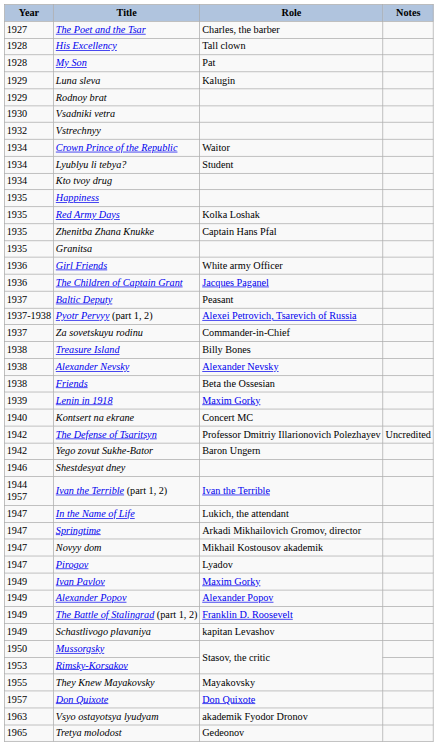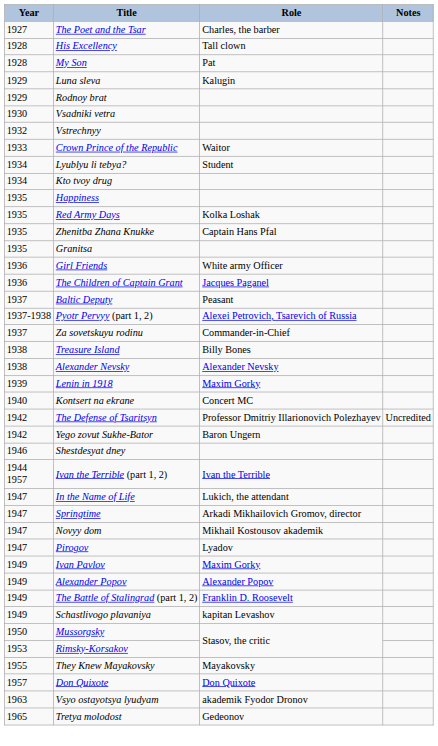(17, 148) 1934 -> (17, 148) 1933
- row: (72, 384)
